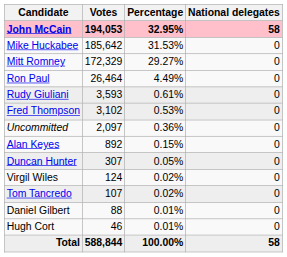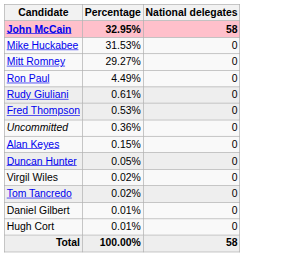- column: (104, 12)
